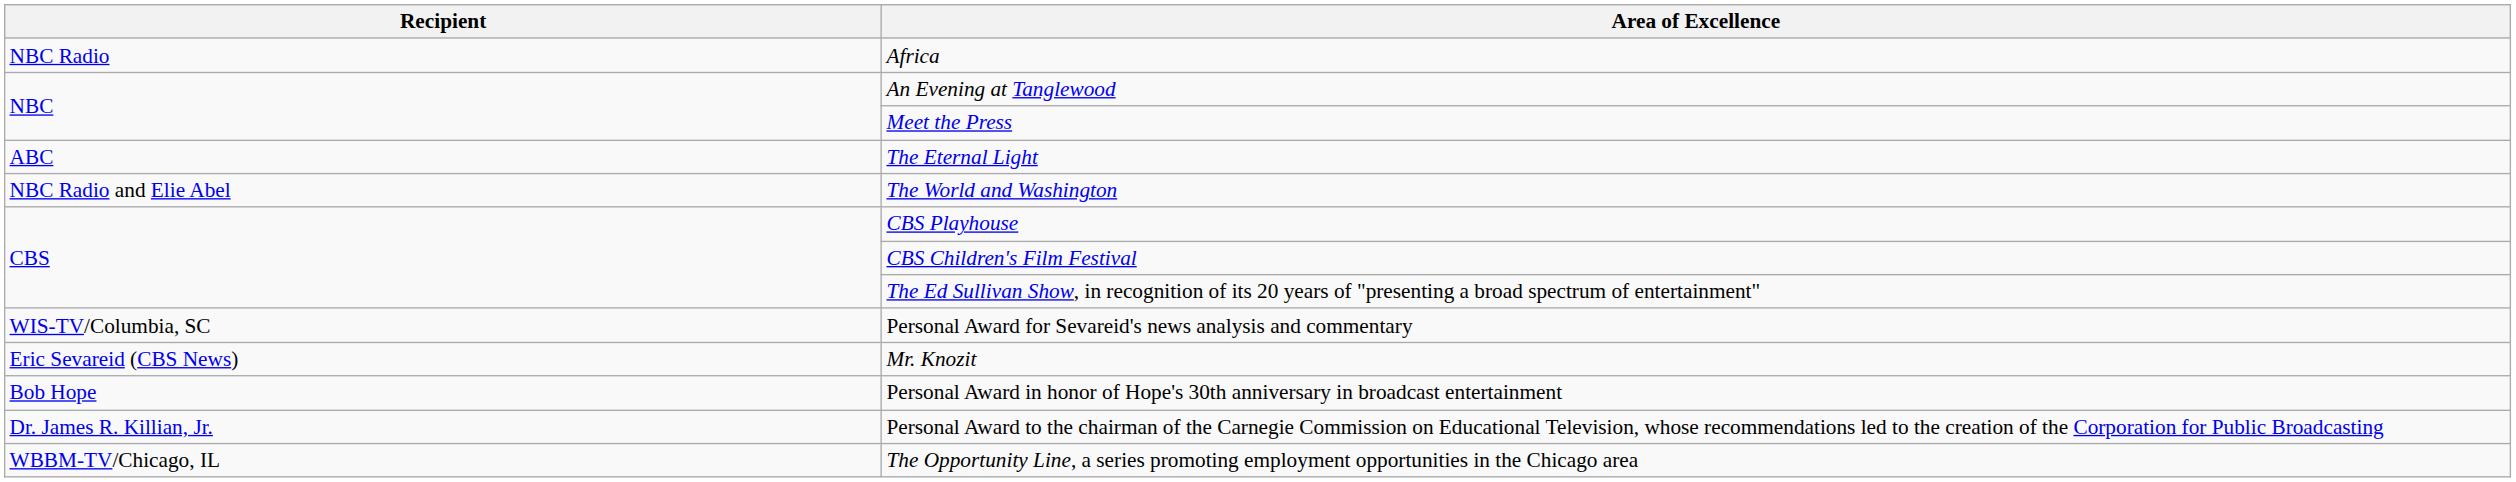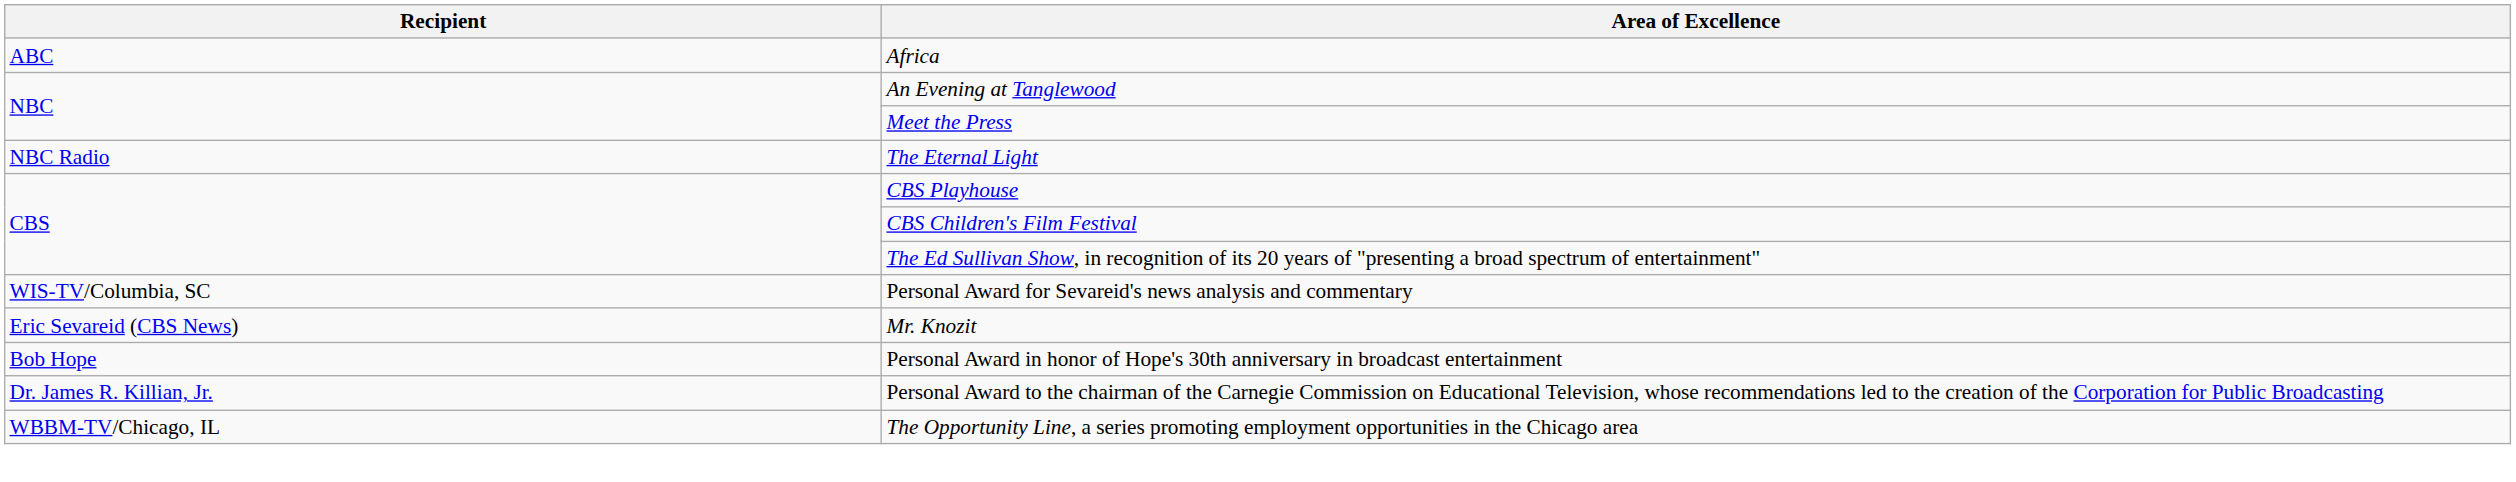(60, 55) NBC Radio -> (31, 55) ABC
(31, 156) ABC -> (60, 156) NBC Radio
- row: (1002, 190)
